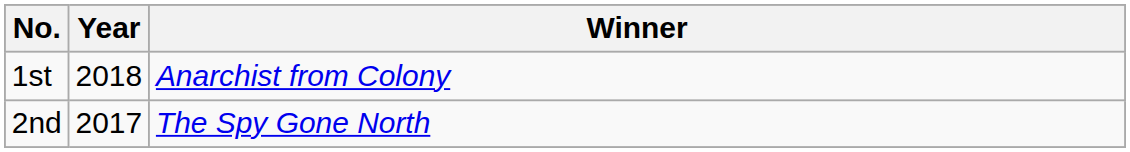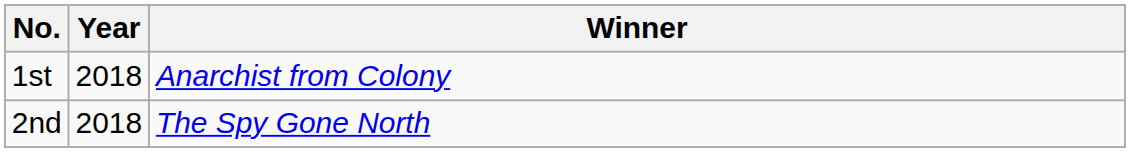(109, 123) 2017 -> (109, 123) 2018
